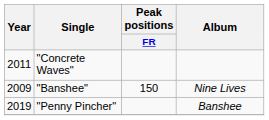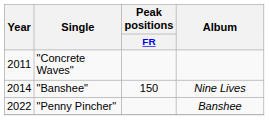(19, 88) 2009 -> (19, 88) 2014
(19, 106) 2019 -> (19, 106) 2022
